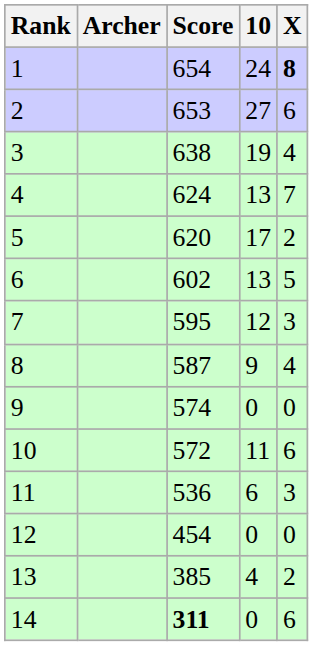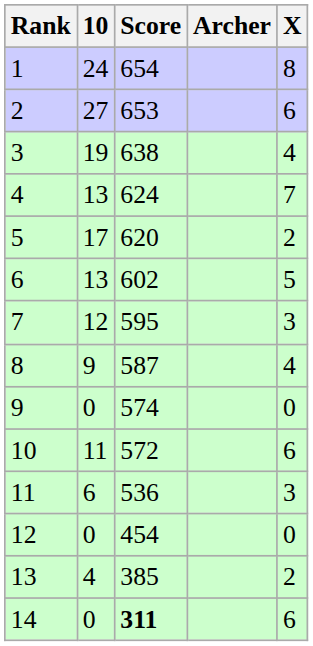columns swapped: (122, 25) <-> (258, 25)
(289, 68) bold -> (289, 68) normal
